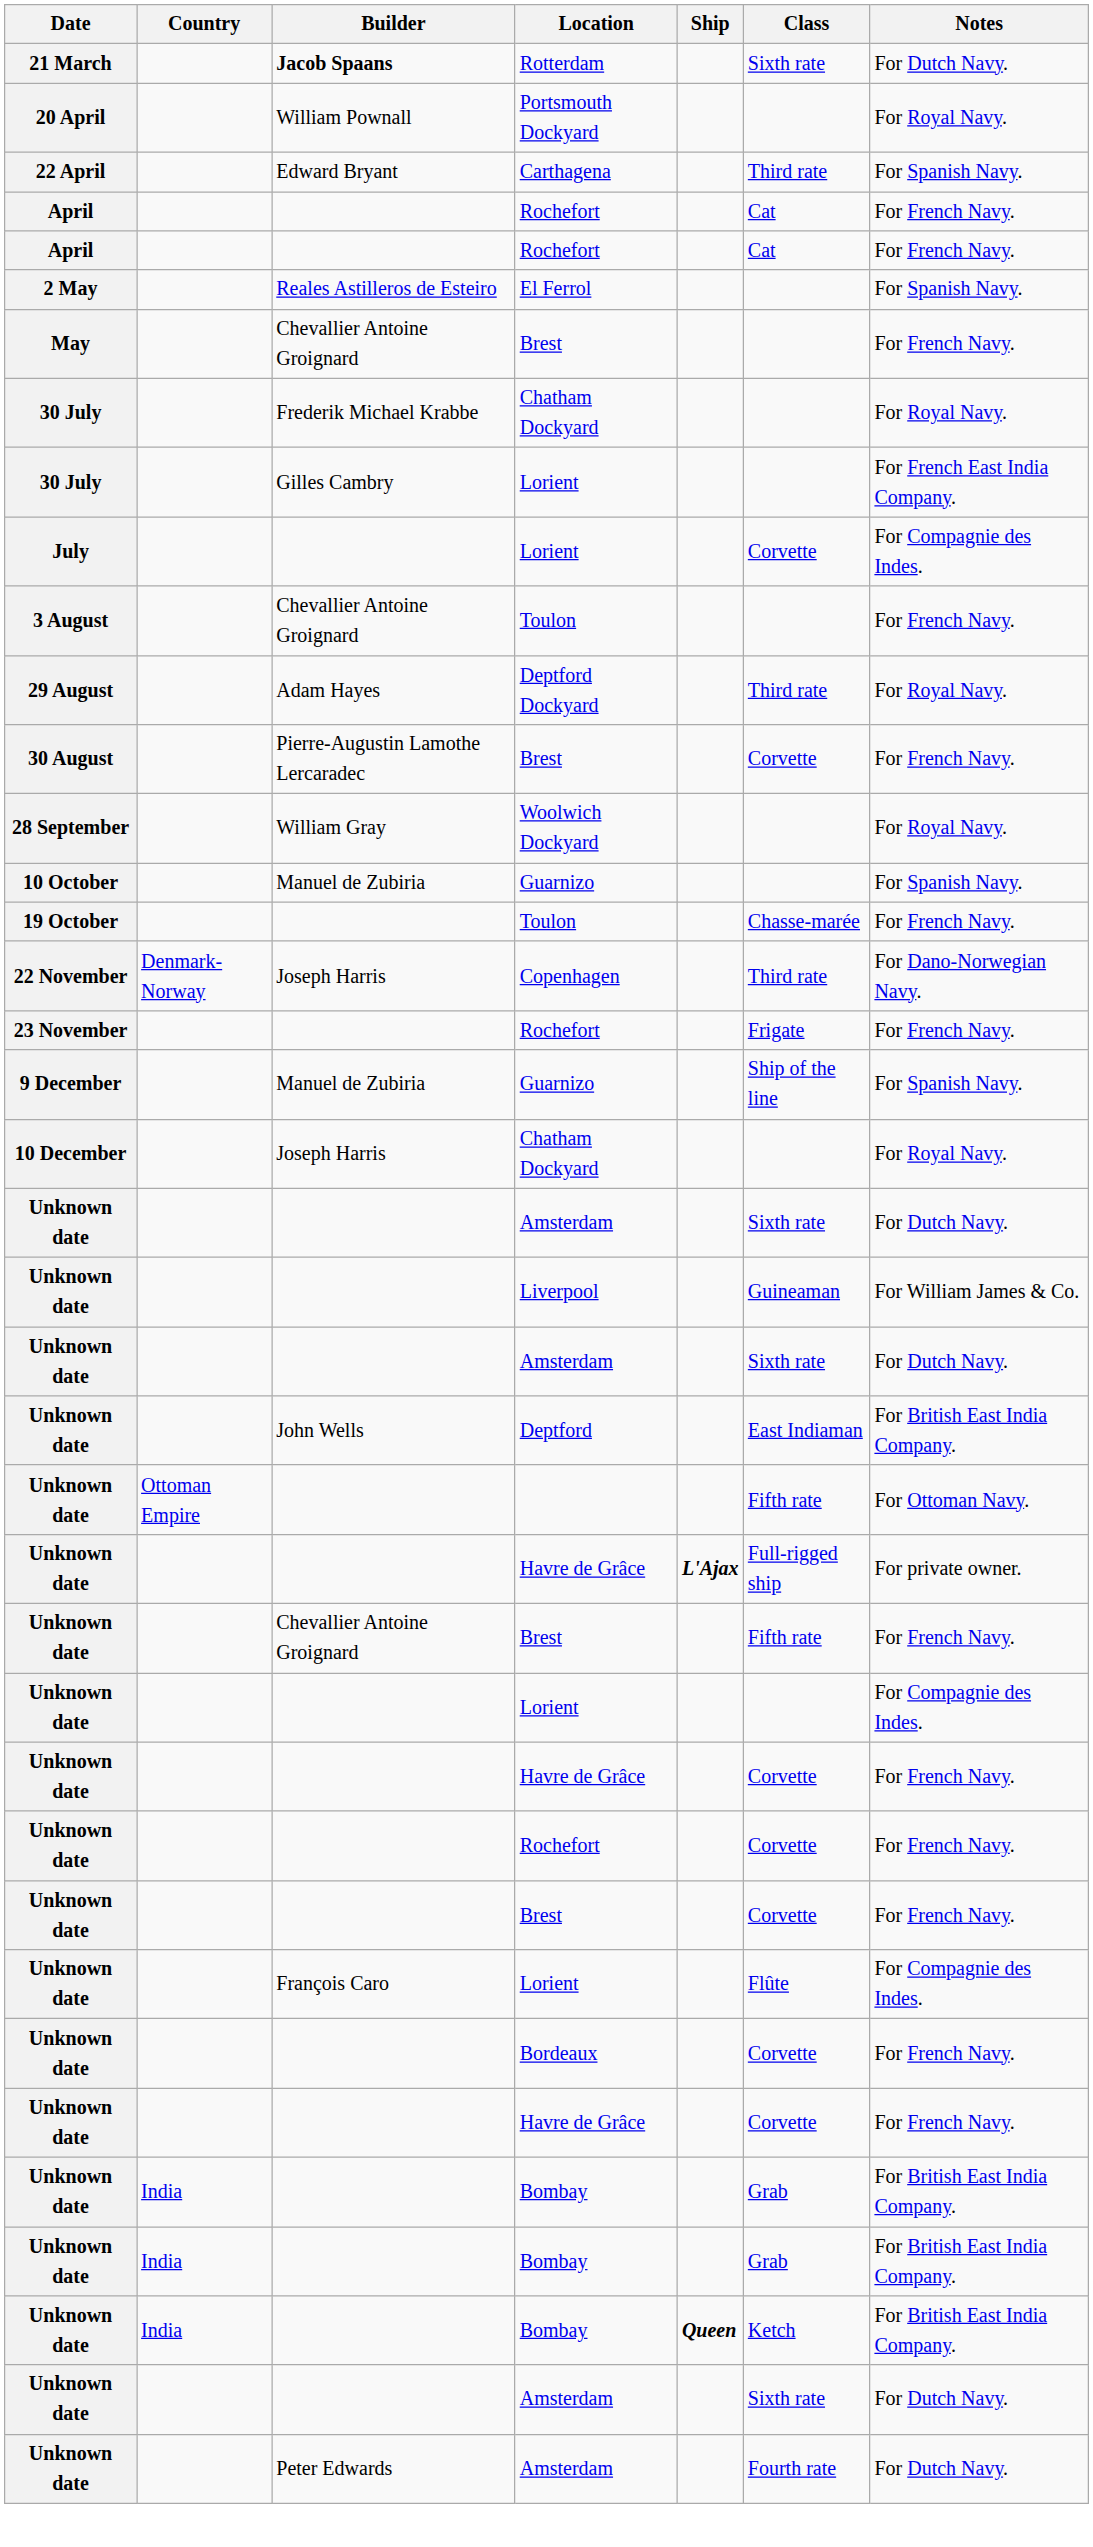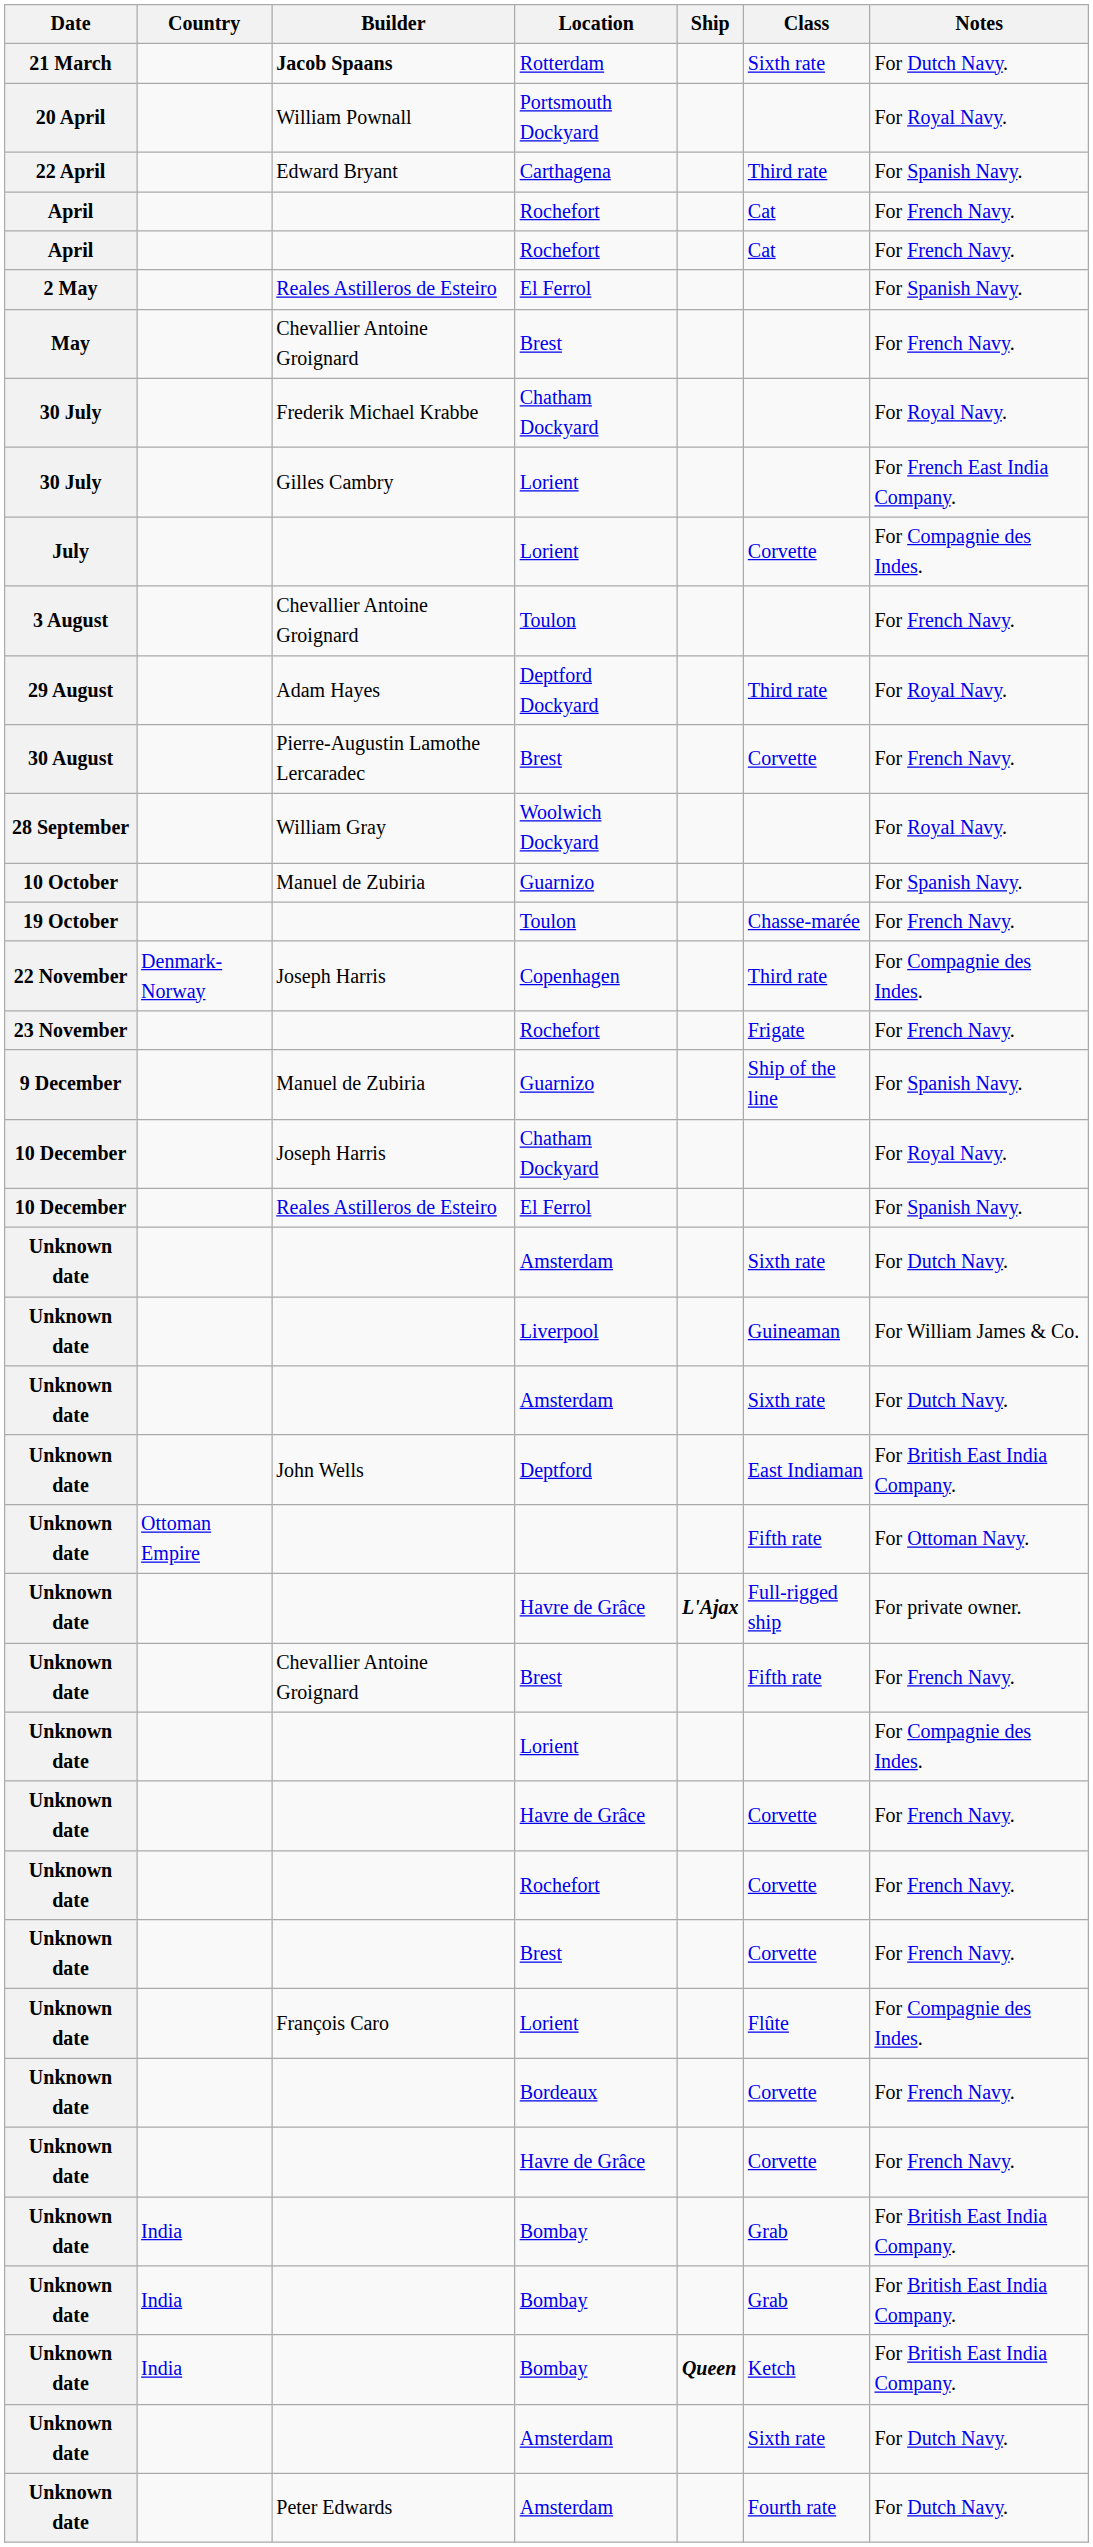(960, 975) For Dano-Norwegian Navy. -> (953, 975) For Compagnie des Indes.
+ row: (71, 1207)
